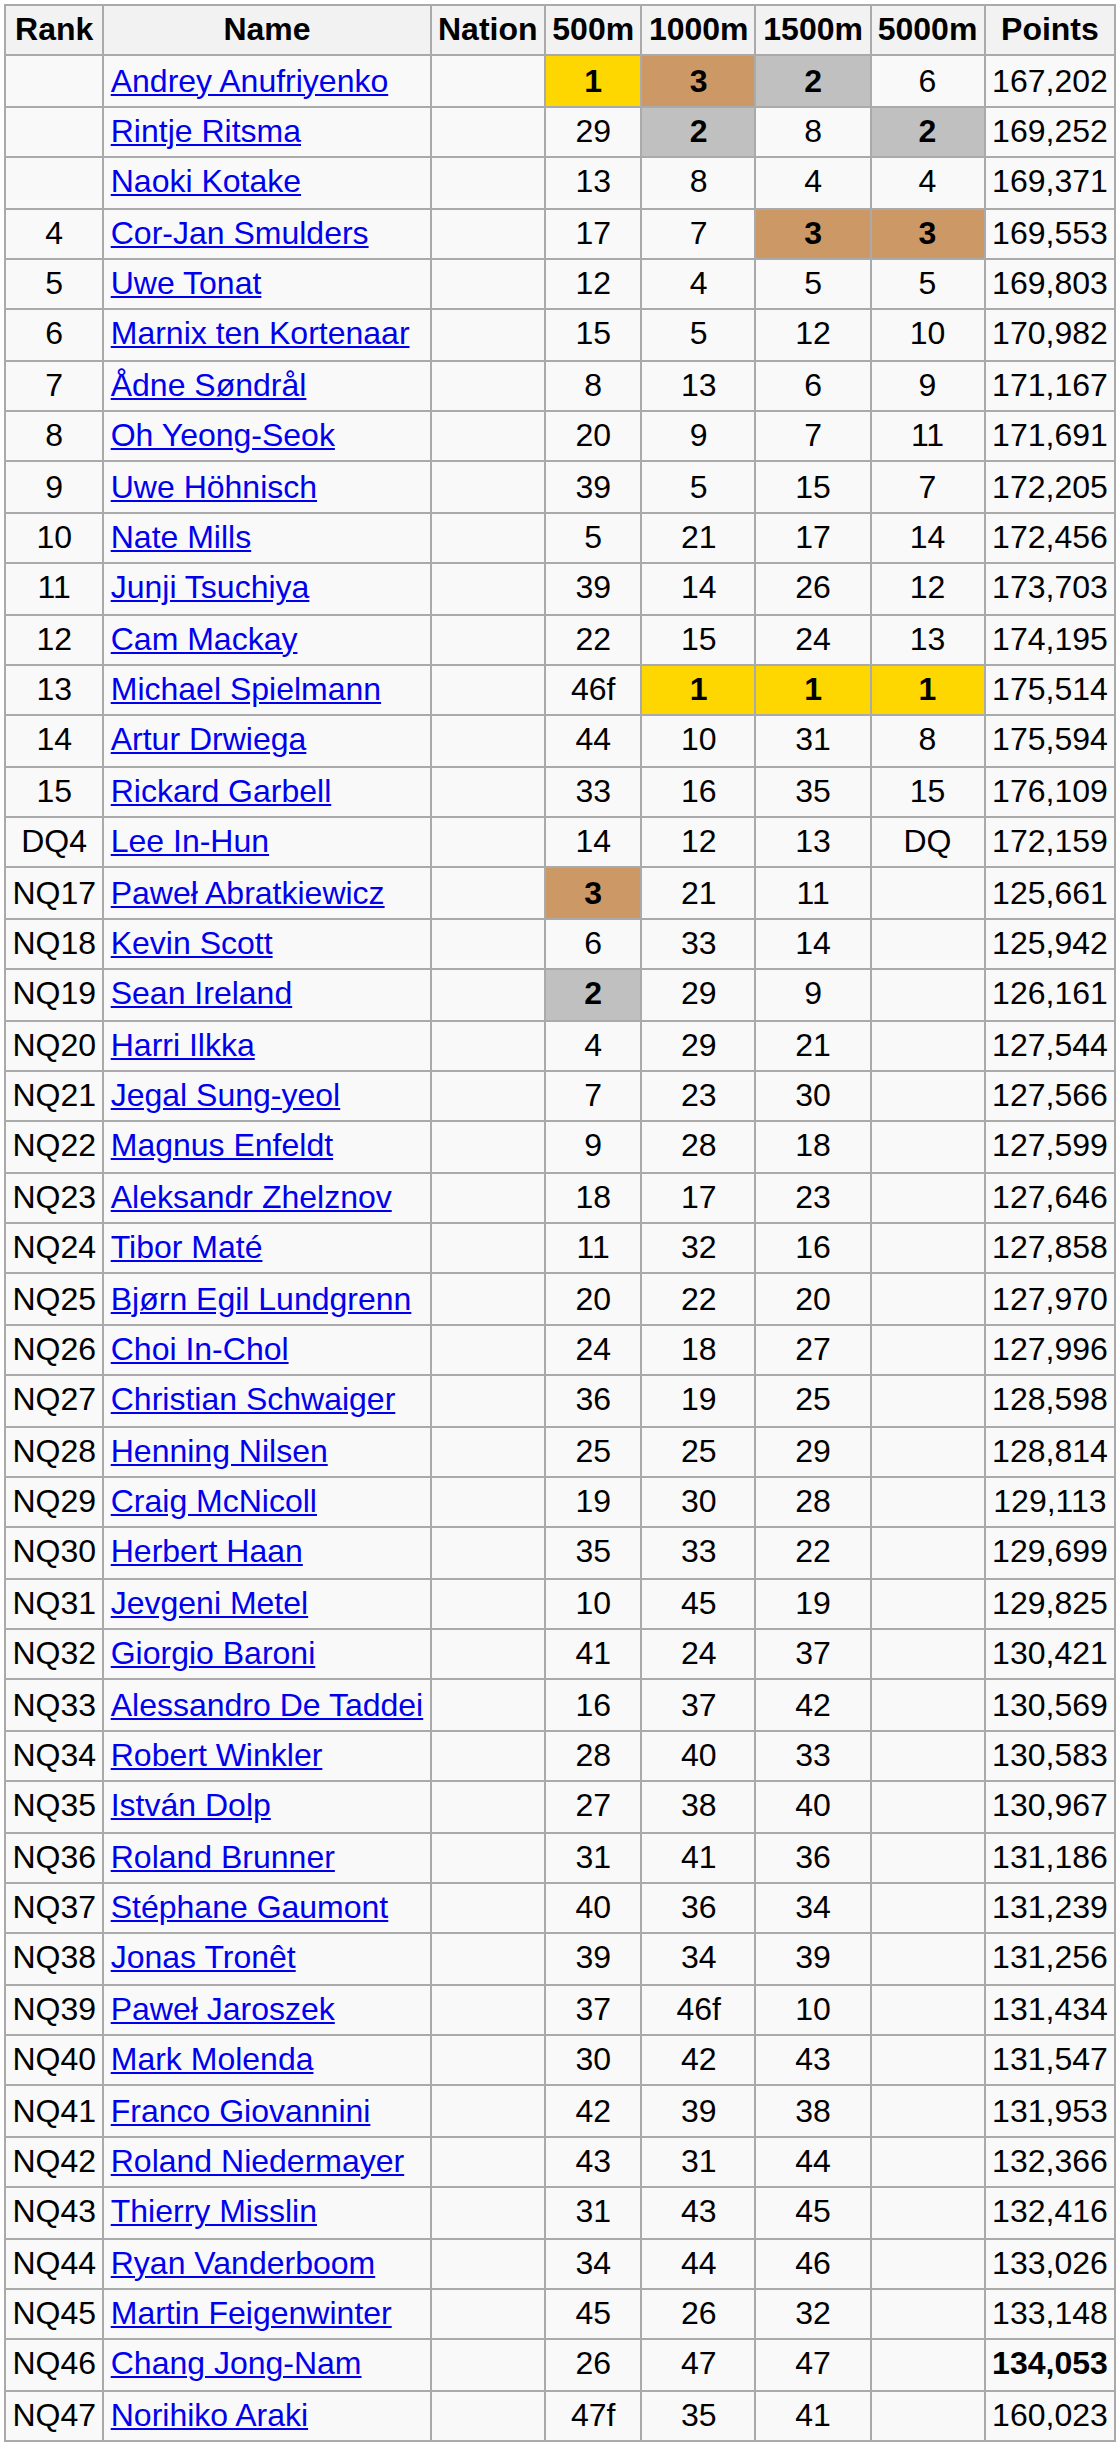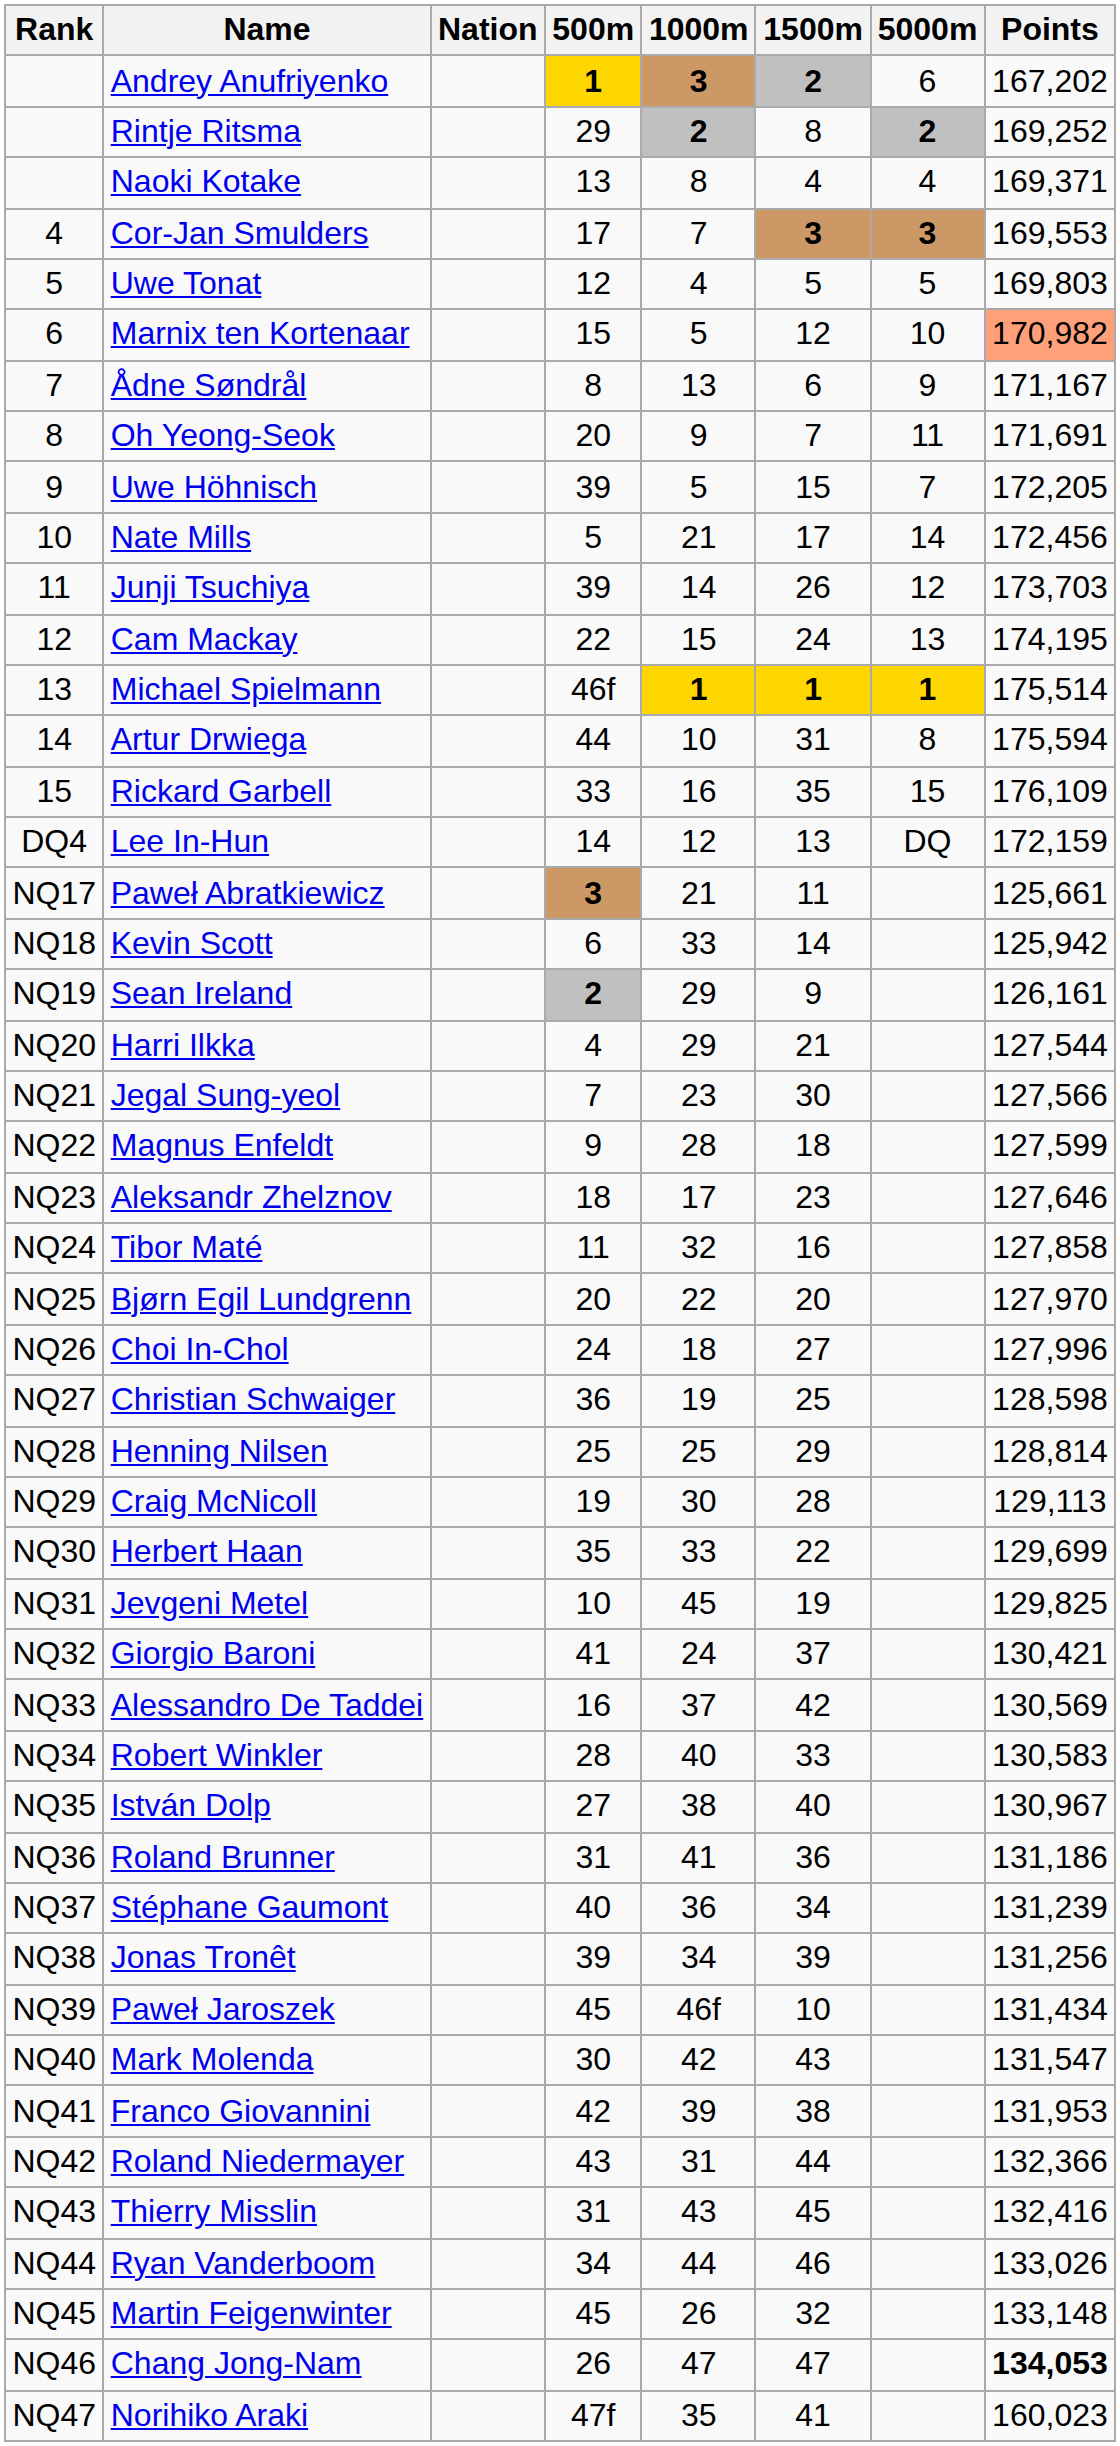(1050, 334) no background -> (1050, 334) lightsalmon background
(593, 2009) 37 -> (593, 2009) 45
